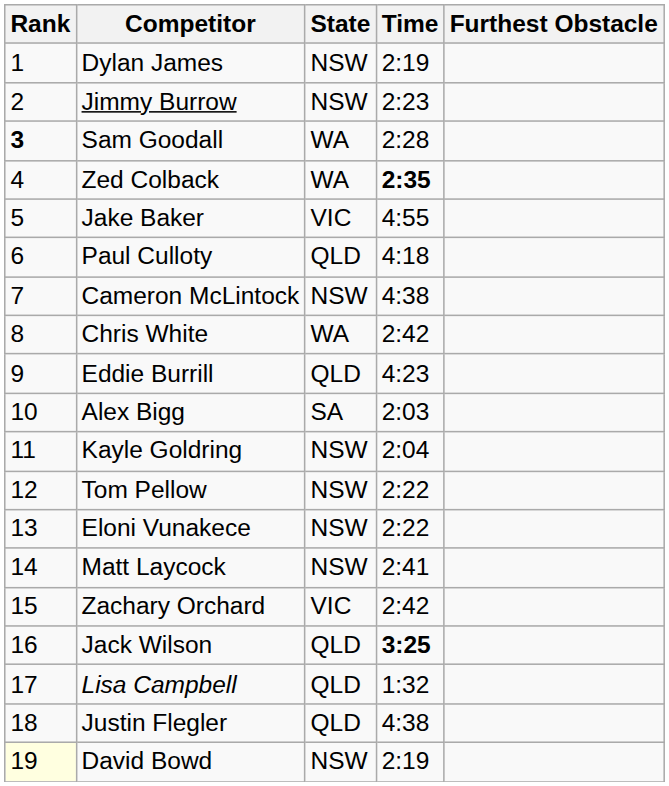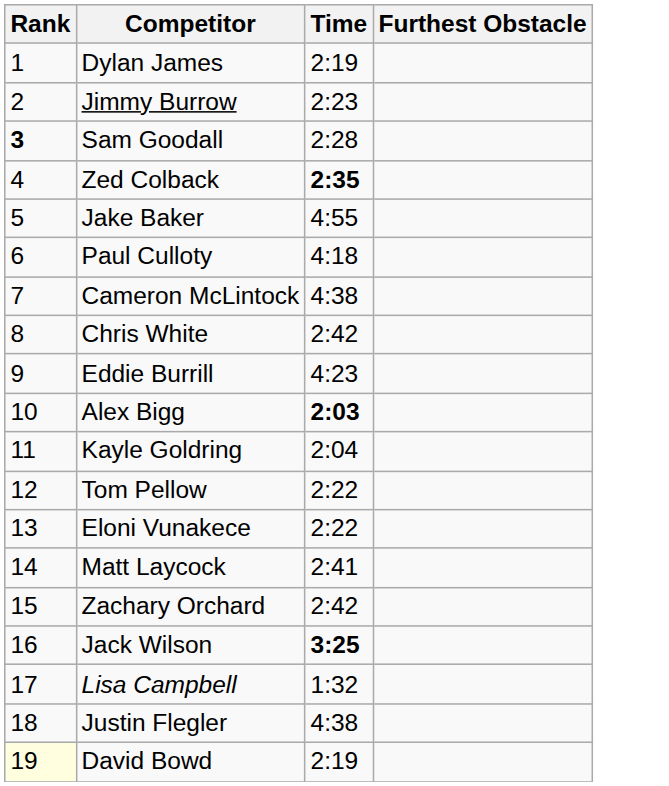- column: (340, 23)
(405, 412) normal -> (335, 412) bold
